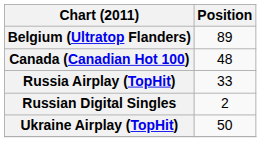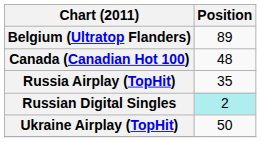(225, 81) 33 -> (225, 81) 35
(225, 103) no background -> (225, 103) paleturquoise background
